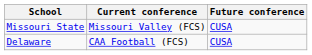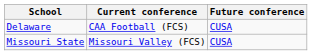rows swapped: (29, 42) <-> (45, 27)
